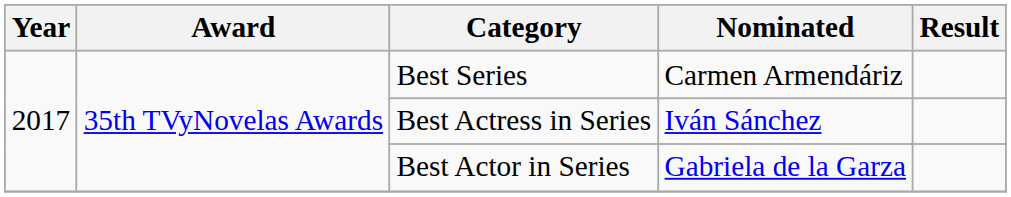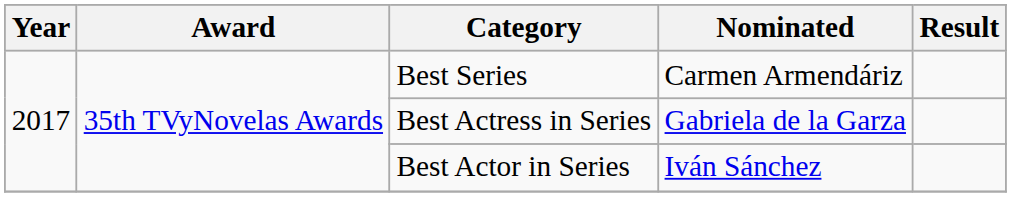(743, 120) Iván Sánchez -> (785, 120) Gabriela de la Garza
(785, 167) Gabriela de la Garza -> (743, 167) Iván Sánchez
